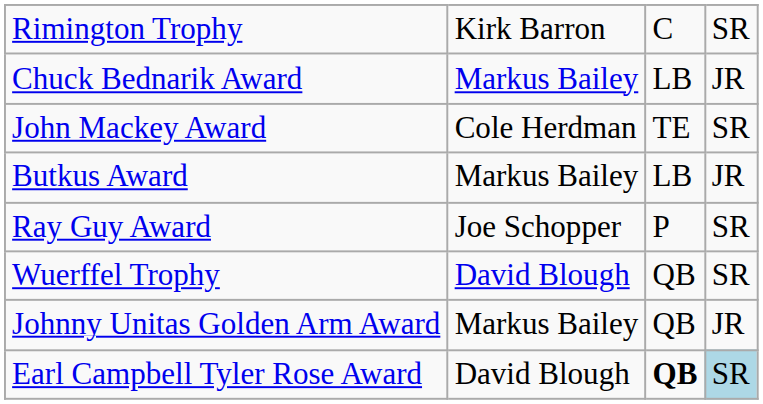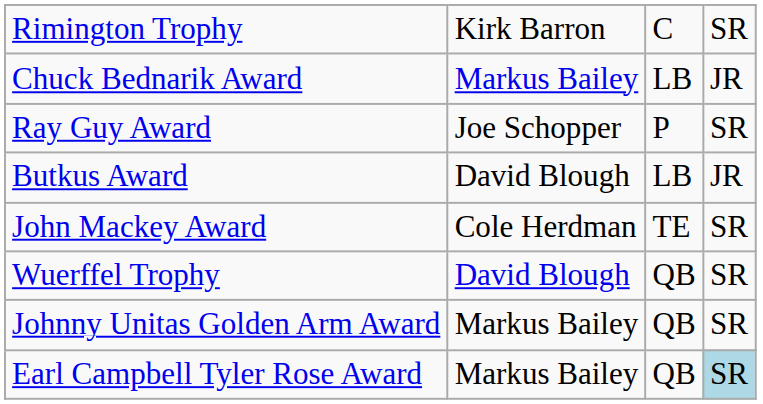rows swapped: (139, 127) <-> (112, 226)
(546, 176) Markus Bailey -> (542, 176) David Blough
(728, 324) JR -> (729, 324) SR
(542, 373) David Blough -> (546, 373) Markus Bailey
(675, 373) bold -> (674, 373) normal
